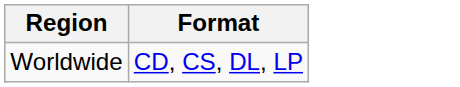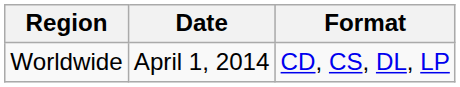+ column: (202, 23)
